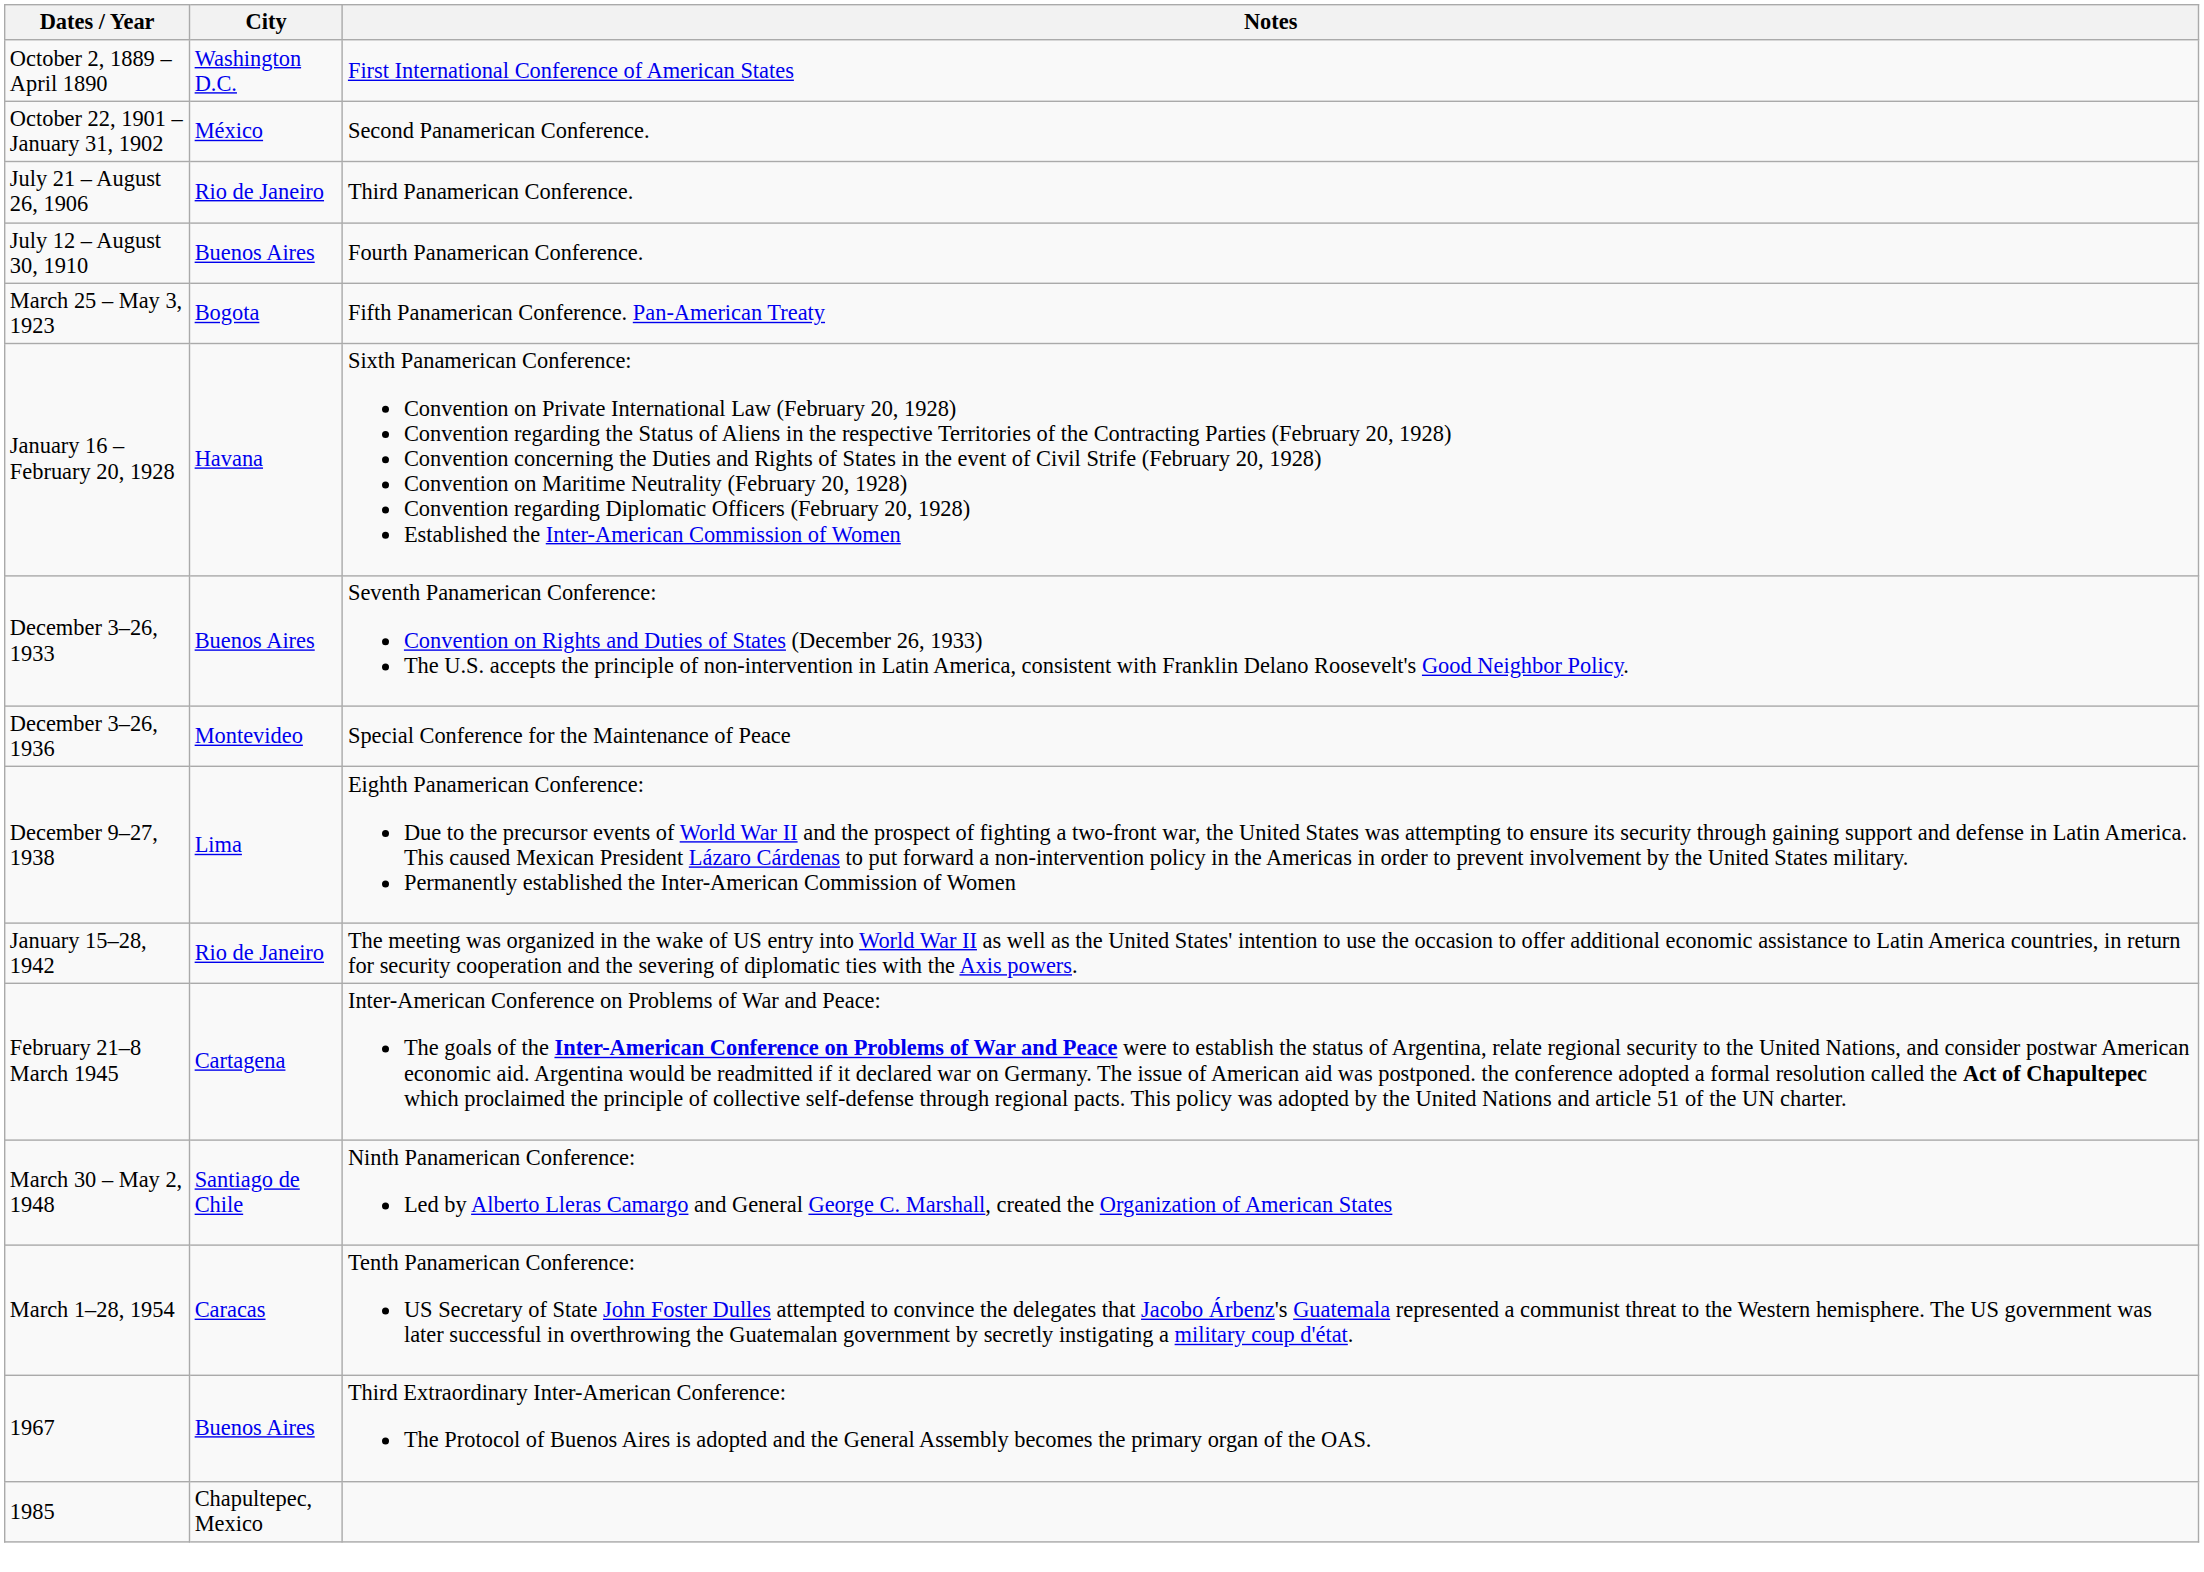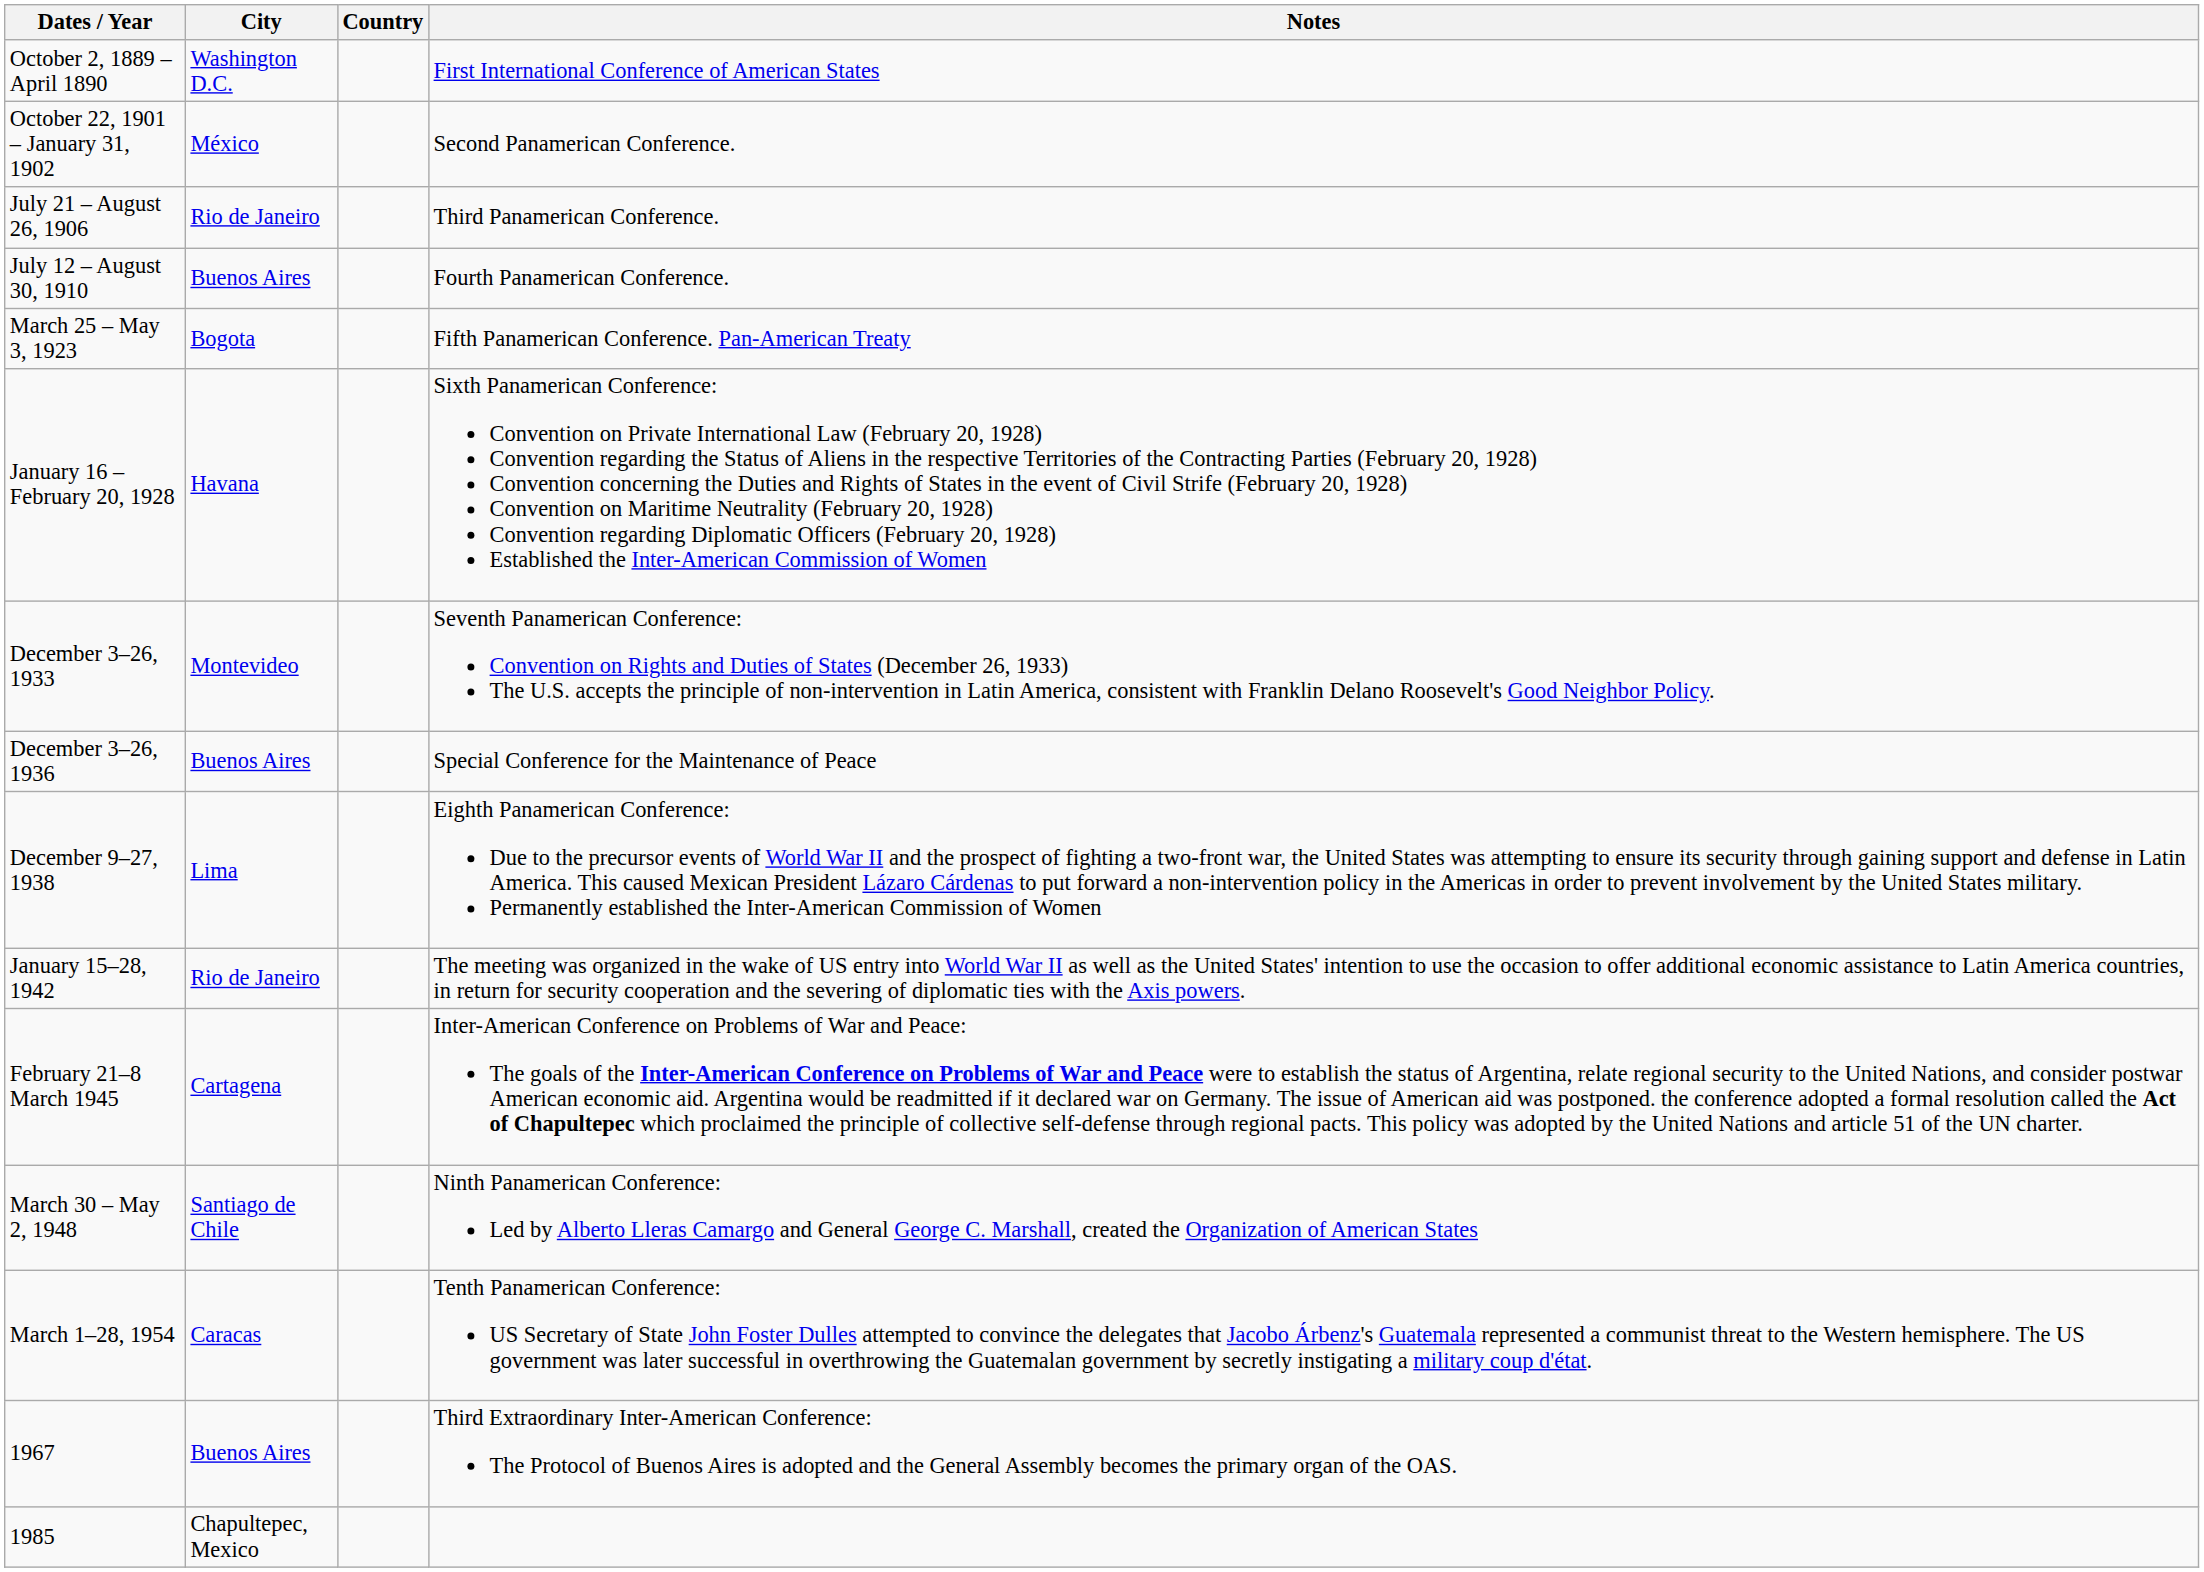+ column: (383, 22)
(255, 640) Buenos Aires -> (245, 665) Montevideo
(249, 736) Montevideo -> (250, 761) Buenos Aires
